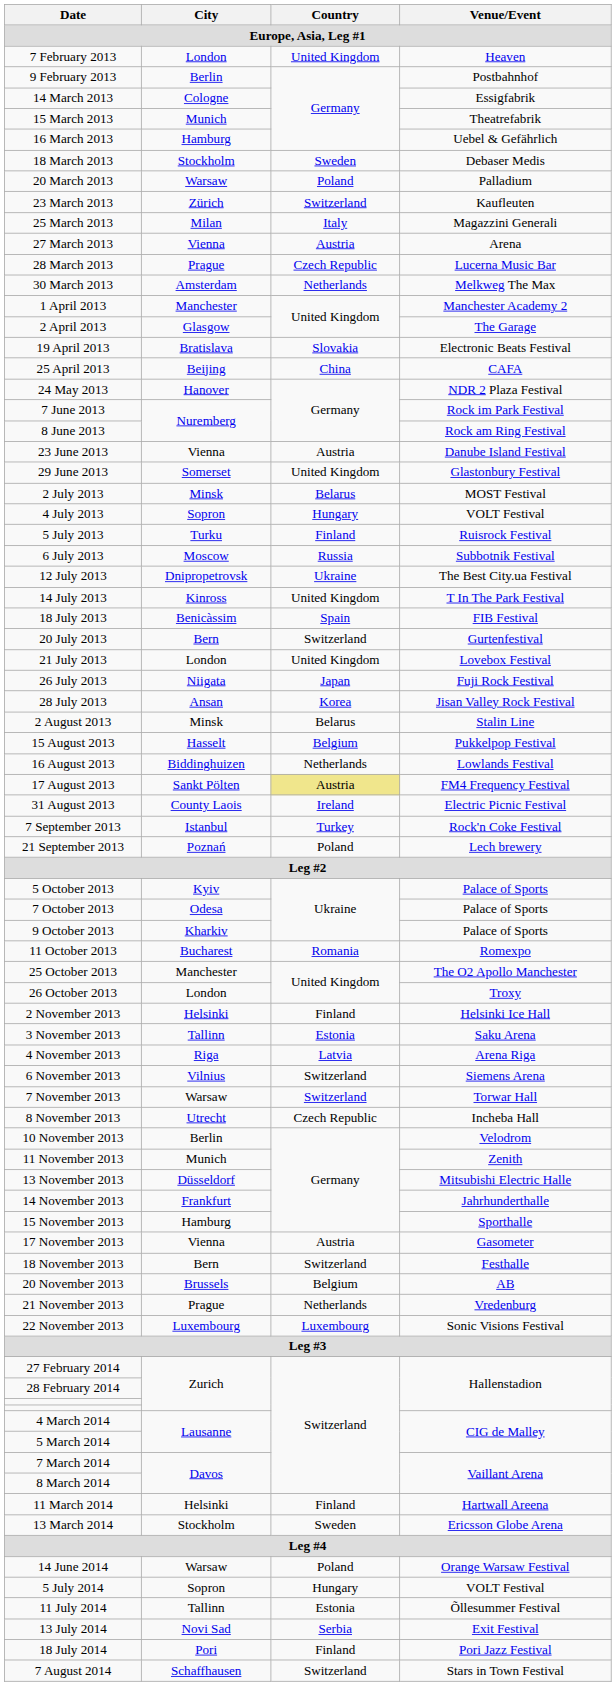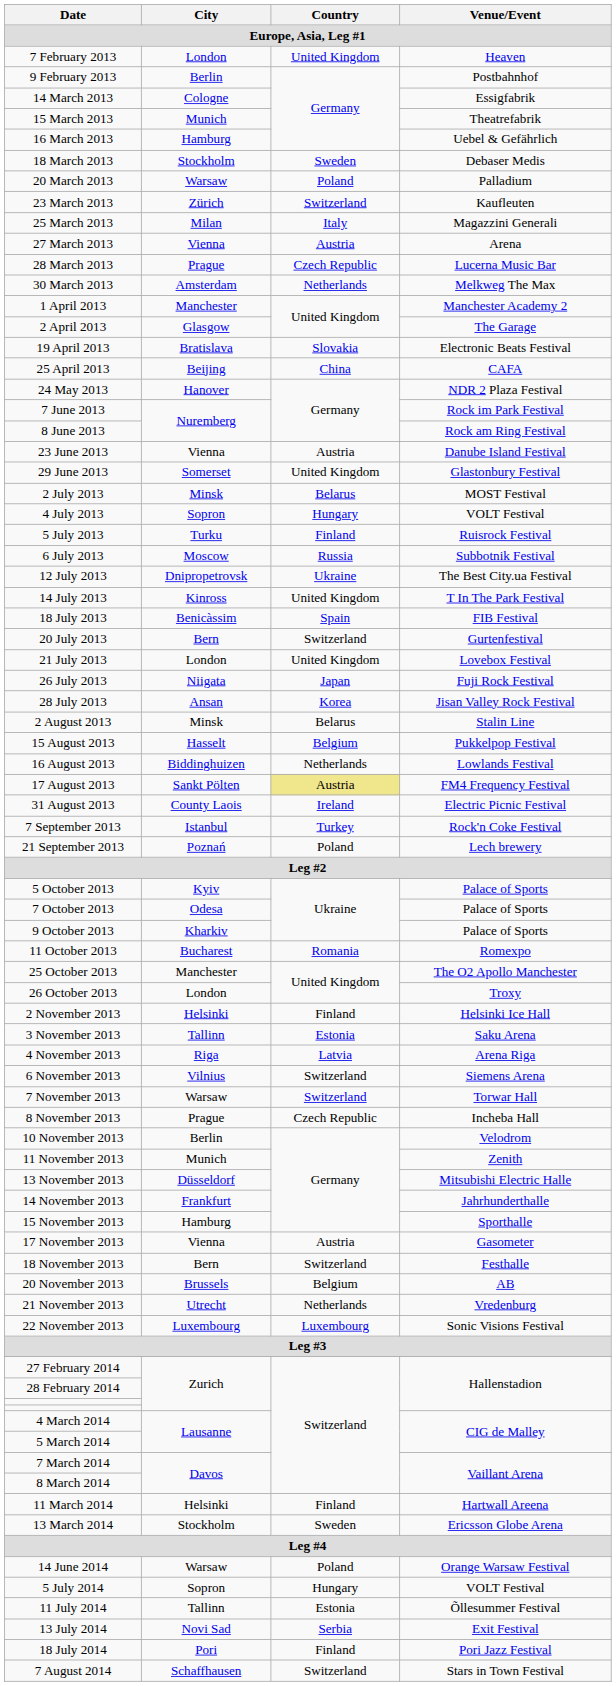(206, 1117) Utrecht -> (206, 1117) Prague
(206, 1304) Prague -> (206, 1304) Utrecht
